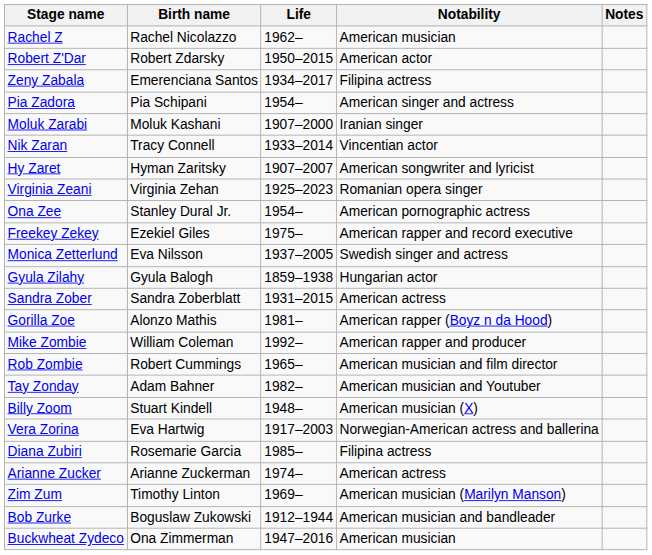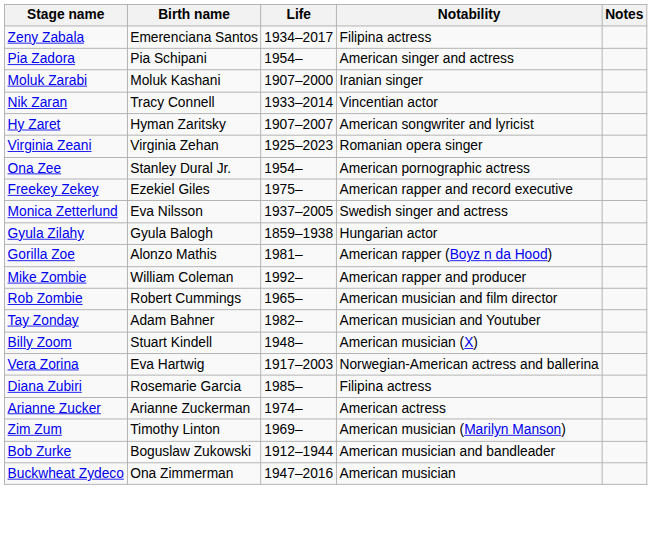- row: (35, 37)
- row: (47, 59)
- row: (50, 299)
